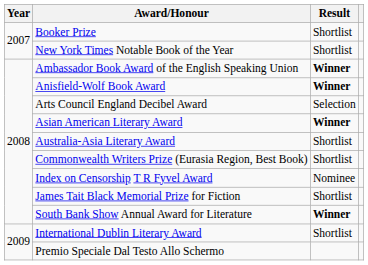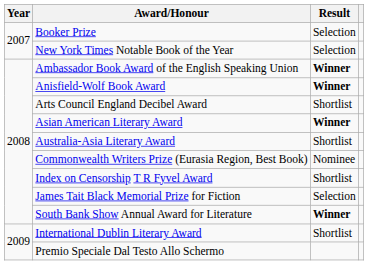(332, 31) Shortlist -> (334, 31) Selection
(332, 50) Shortlist -> (334, 50) Selection
(334, 104) Selection -> (332, 104) Shortlist
(332, 159) Shortlist -> (334, 159) Nominee
(334, 178) Nominee -> (332, 178) Shortlist
(332, 196) Shortlist -> (334, 196) Selection
